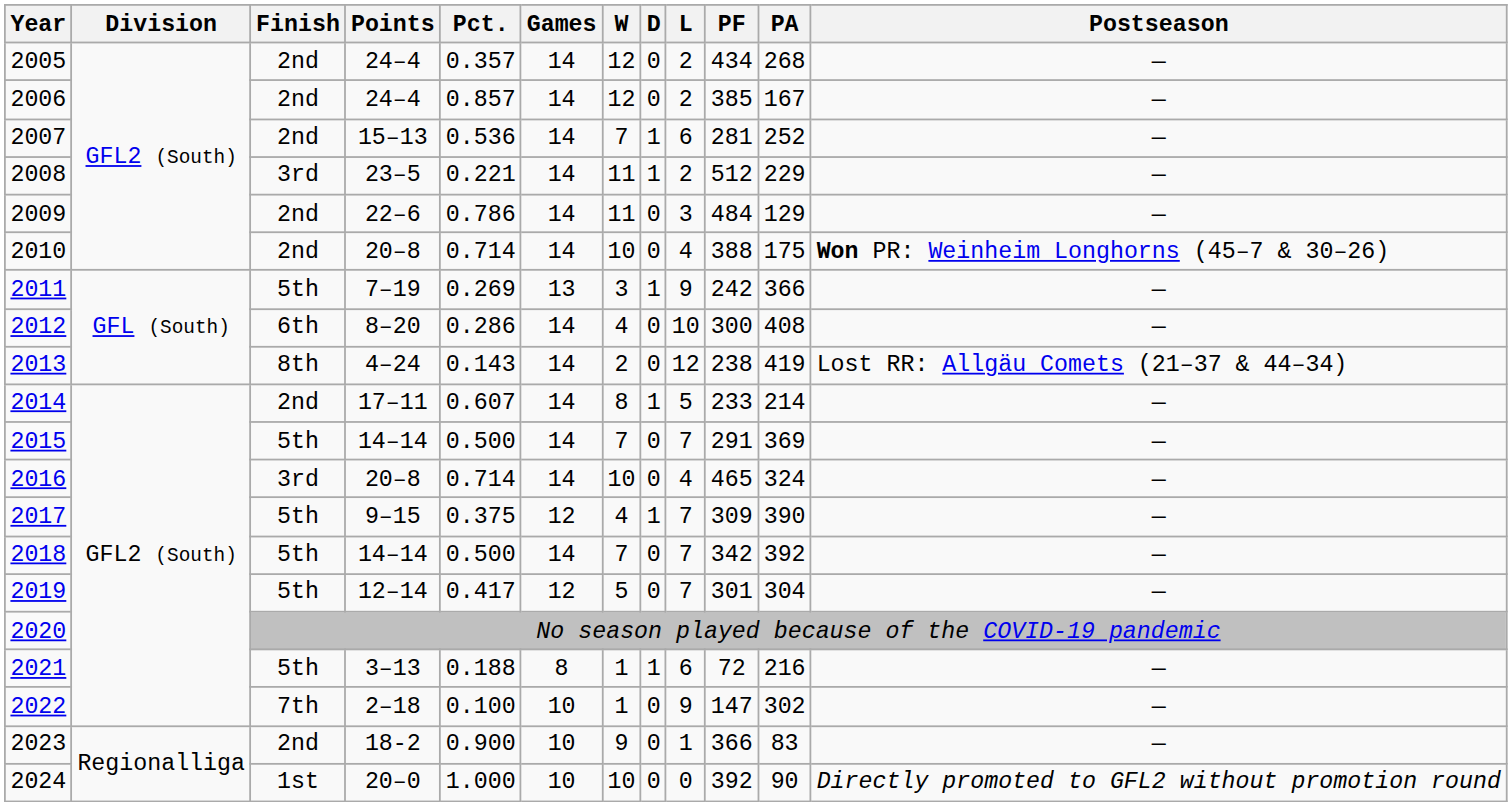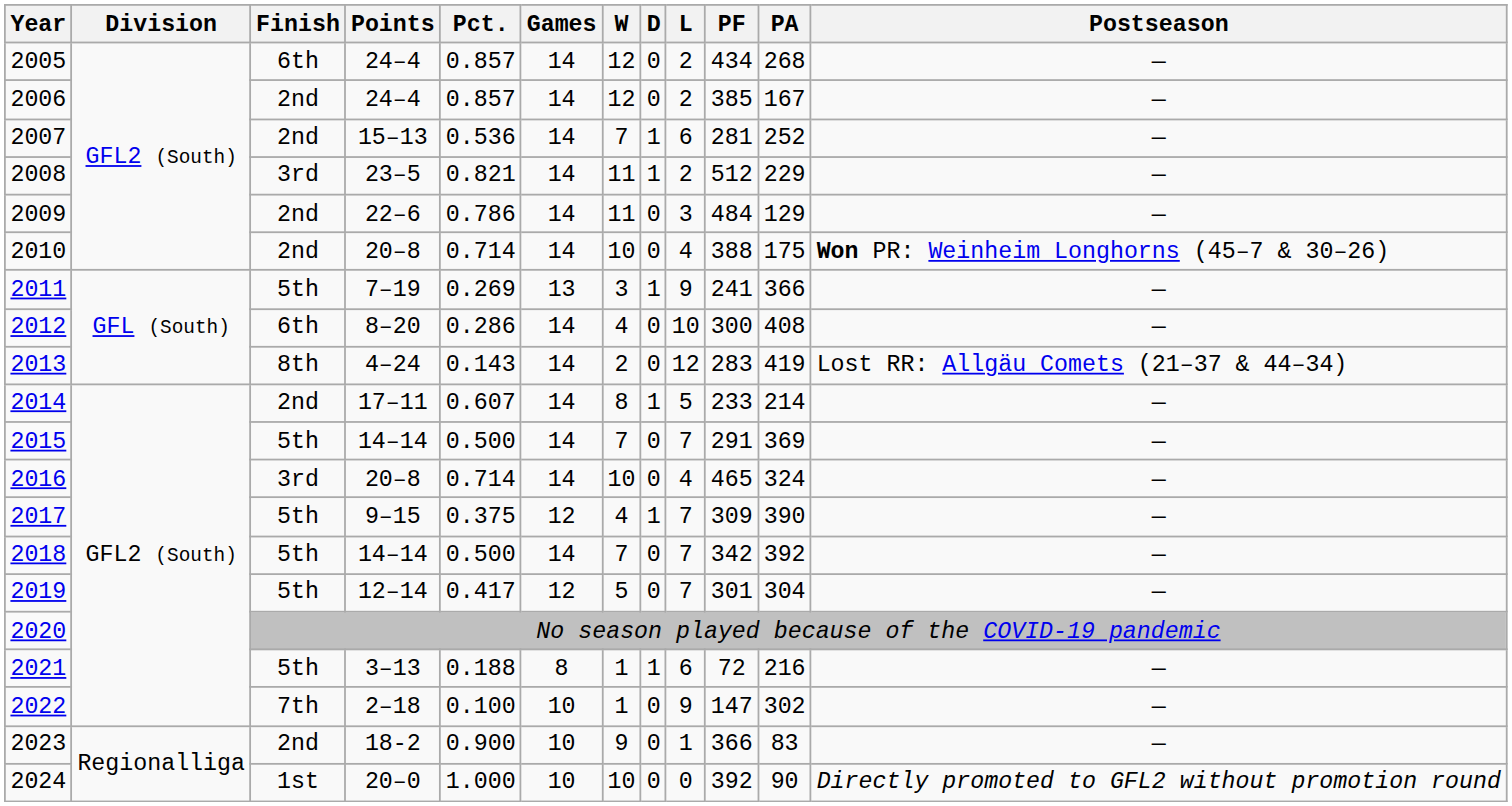(298, 62) 2nd -> (298, 62) 6th
(481, 62) 0.357 -> (481, 62) 0.857
(481, 176) 0.221 -> (481, 176) 0.821
(732, 289) 242 -> (732, 289) 241
(732, 365) 238 -> (732, 365) 283
